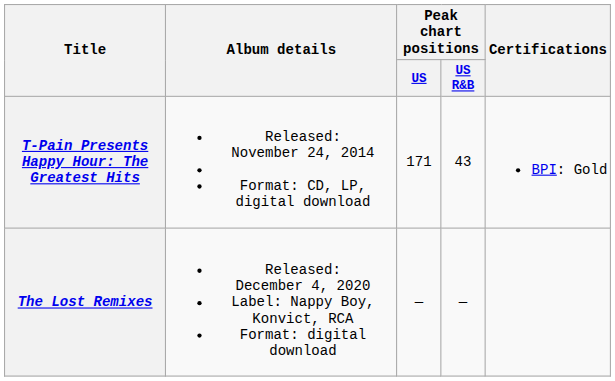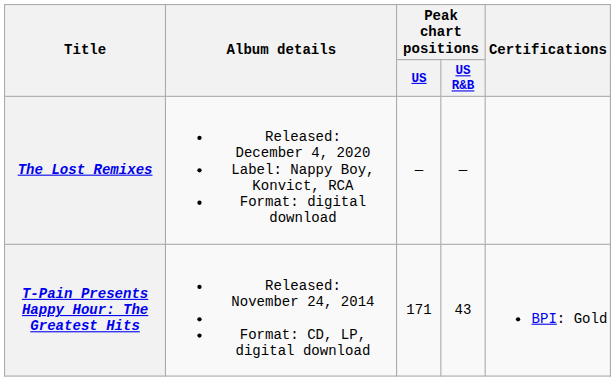rows swapped: (85, 162) <-> (85, 302)
